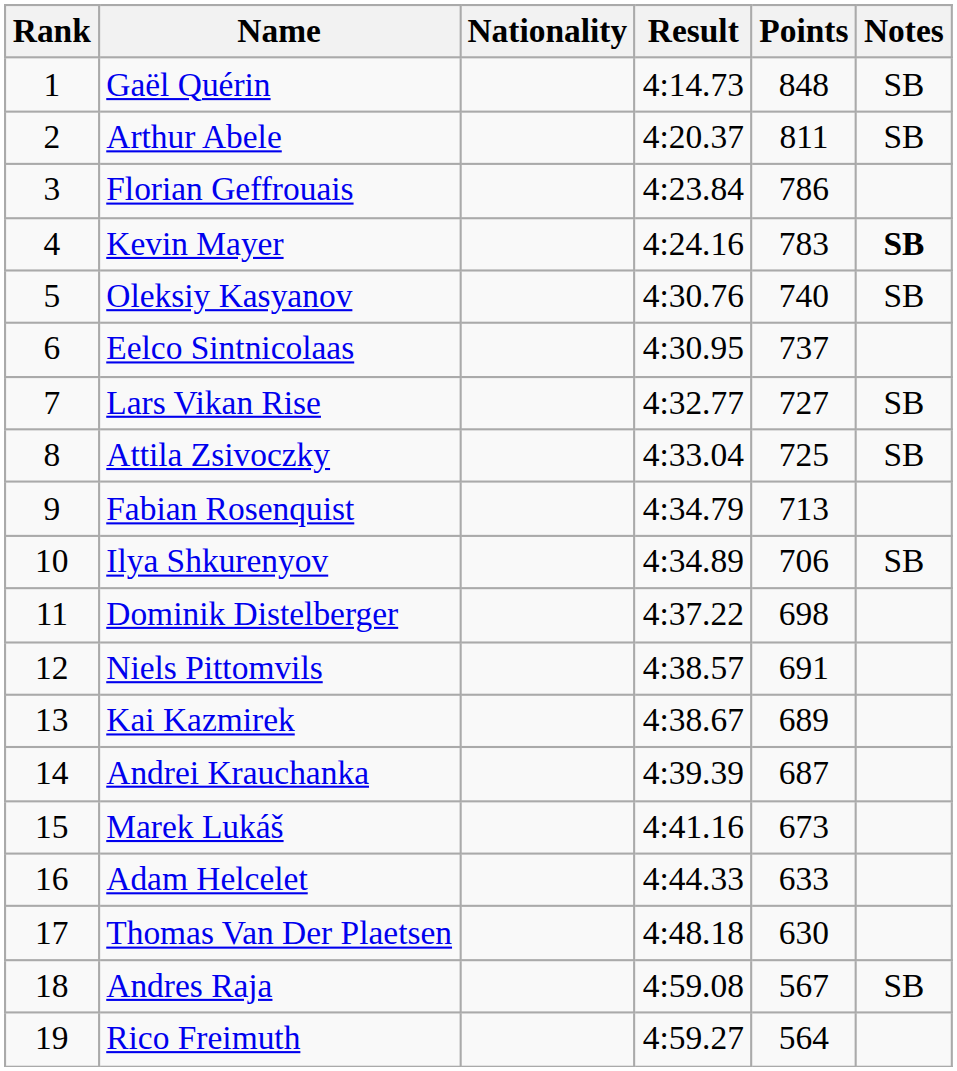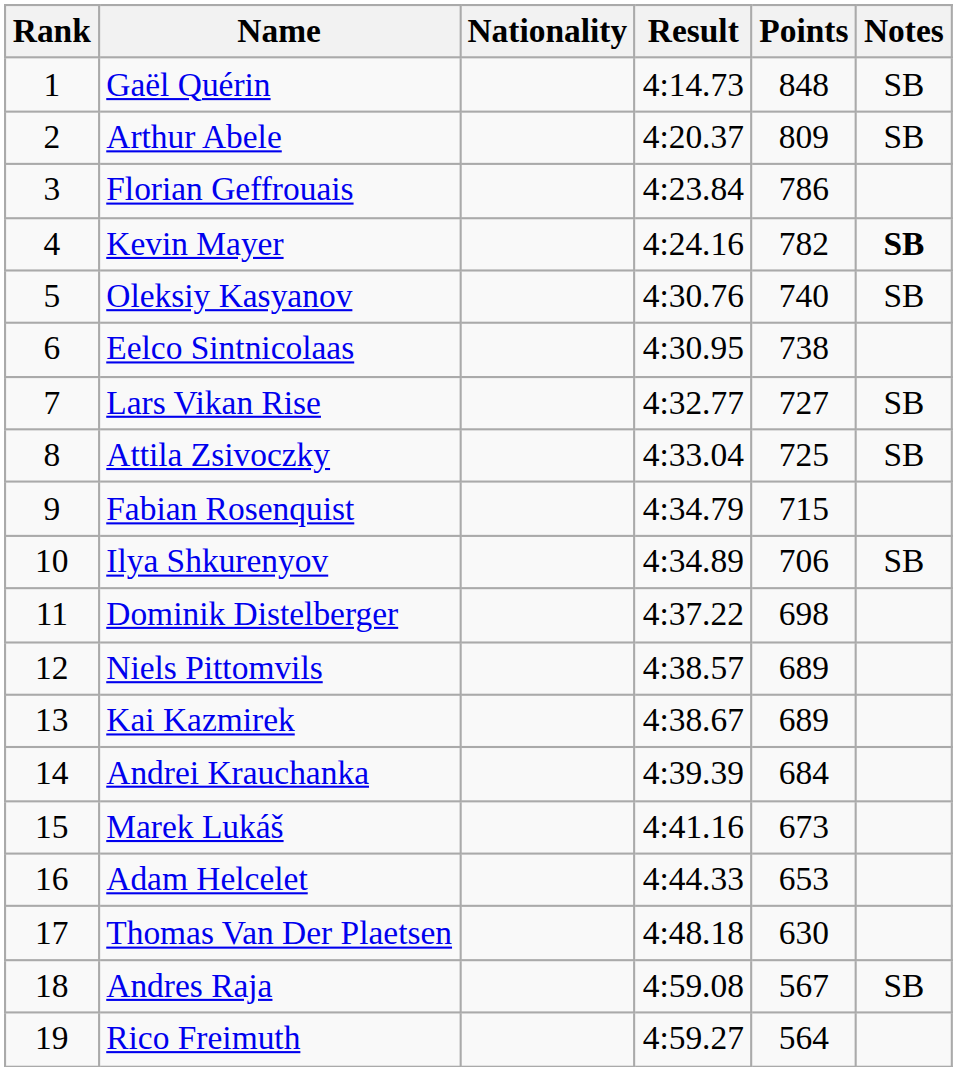(804, 137) 811 -> (804, 137) 809
(804, 243) 783 -> (804, 243) 782
(804, 349) 737 -> (804, 349) 738
(804, 508) 713 -> (804, 508) 715
(804, 667) 691 -> (804, 667) 689
(804, 773) 687 -> (804, 773) 684
(804, 879) 633 -> (804, 879) 653
